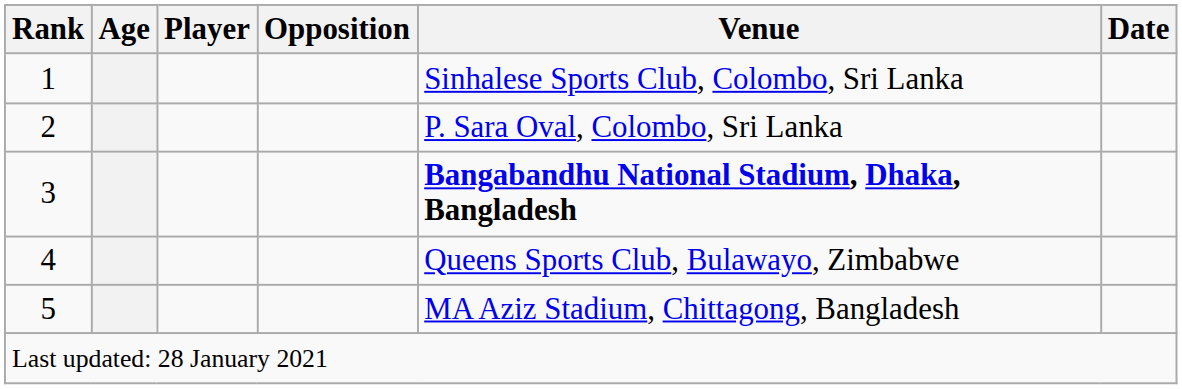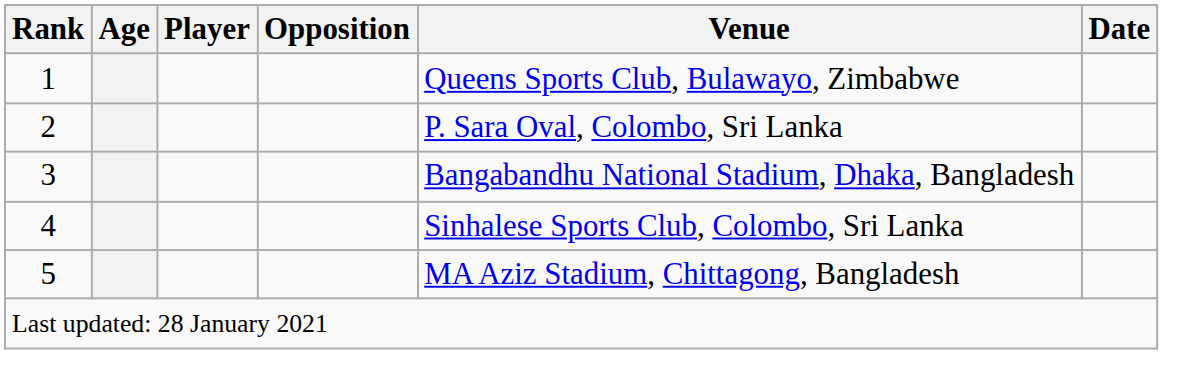(694, 77) Sinhalese Sports Club, Colombo, Sri Lanka -> (692, 77) Queens Sports Club, Bulawayo, Zimbabwe
(692, 193) bold -> (749, 175) normal
(692, 259) Queens Sports Club, Bulawayo, Zimbabwe -> (694, 224) Sinhalese Sports Club, Colombo, Sri Lanka
